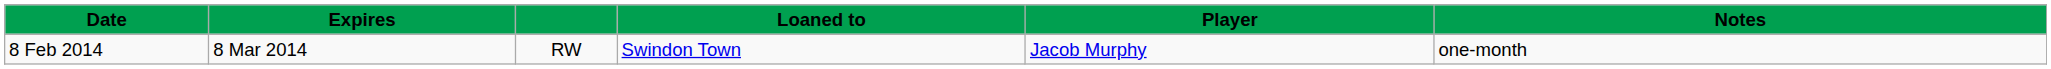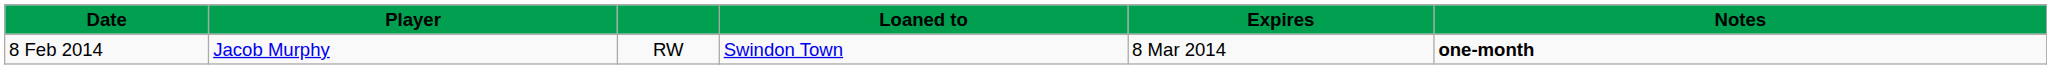columns swapped: (1230, 20) <-> (362, 20)
(1483, 49) normal -> (1486, 49) bold
